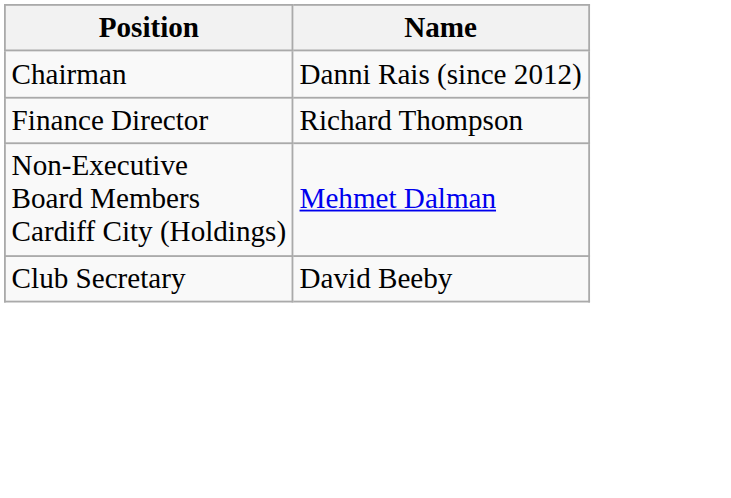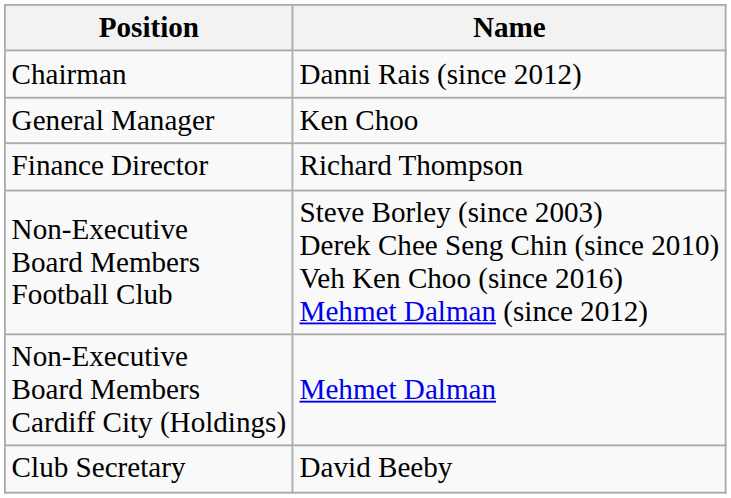+ row: (113, 119)
+ row: (106, 261)
